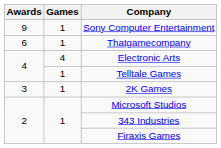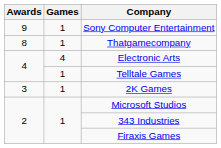(24, 43) 6 -> (24, 43) 8
